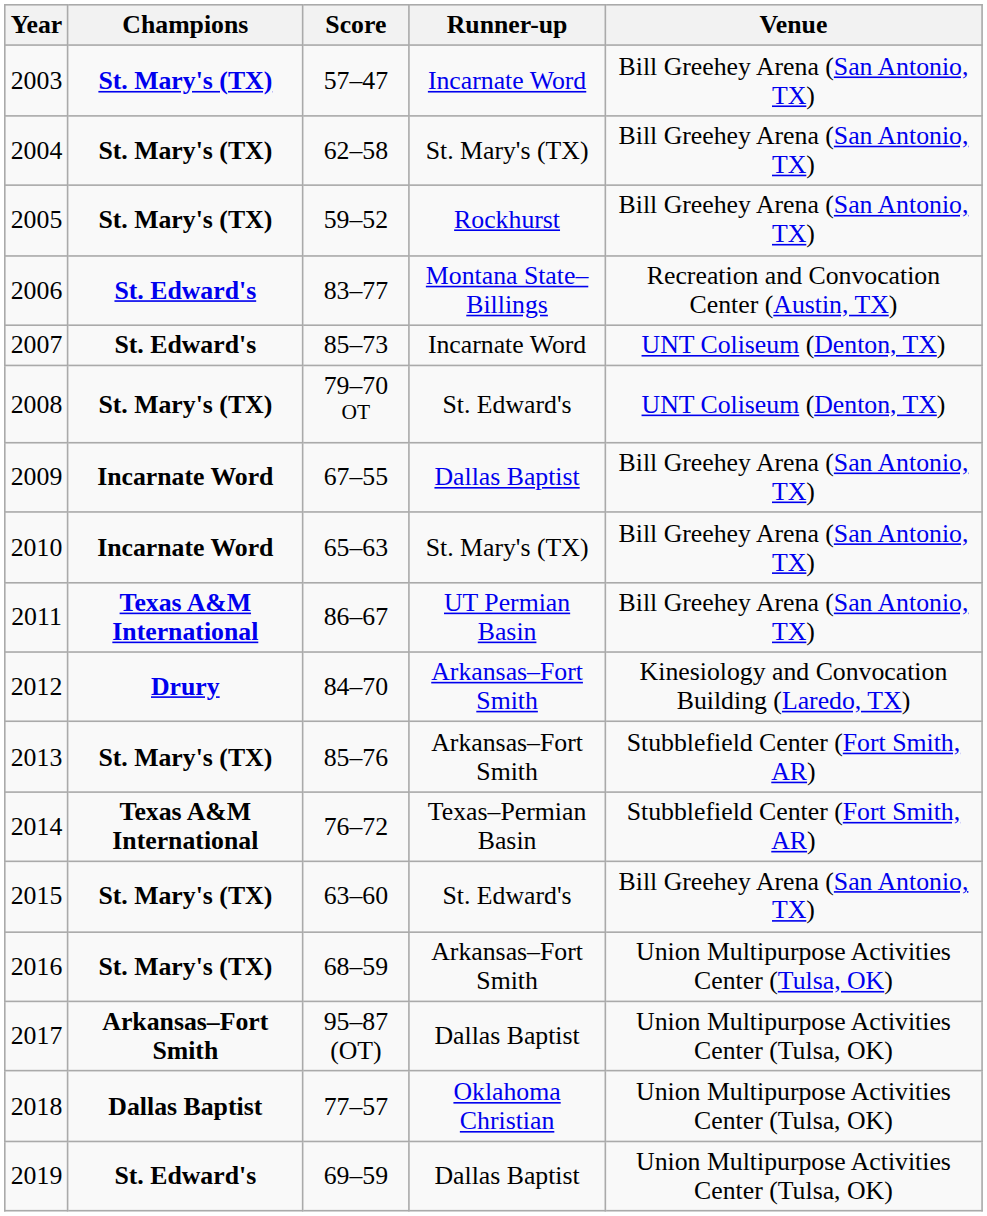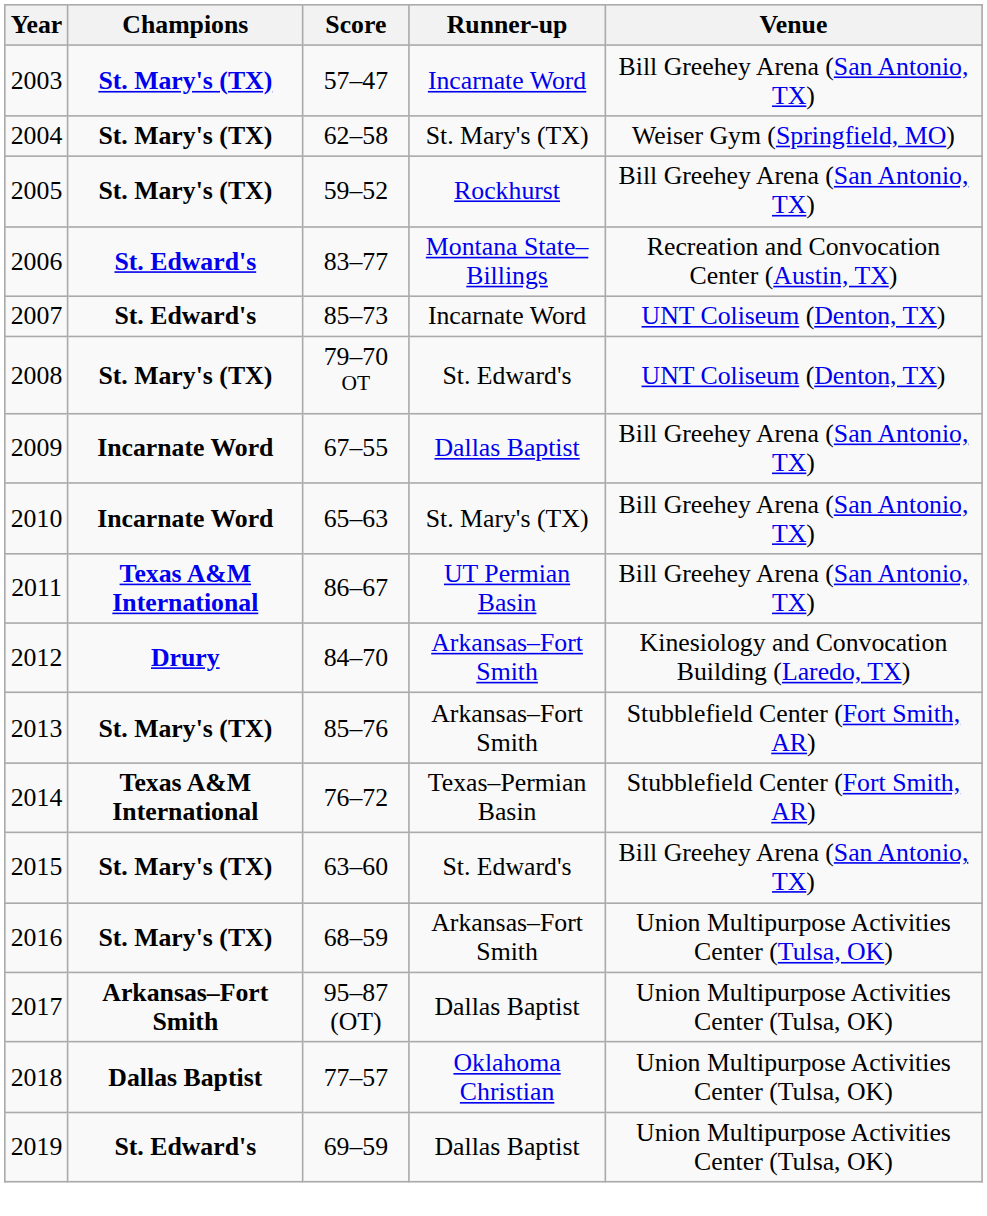(793, 150) Bill Greehey Arena (San Antonio, TX) -> (793, 135) Weiser Gym (Springfield, MO)
